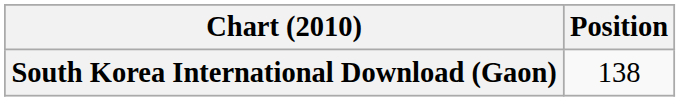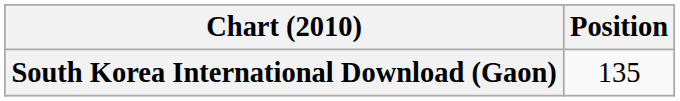(619, 72) 138 -> (619, 72) 135
